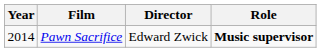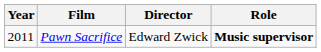(21, 36) 2014 -> (21, 36) 2011
